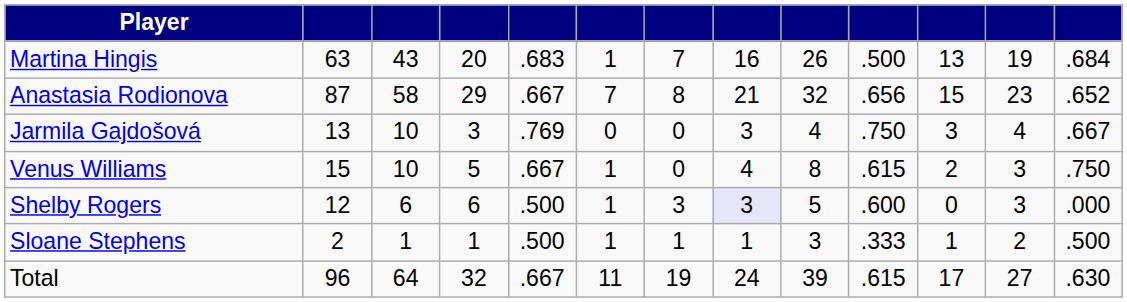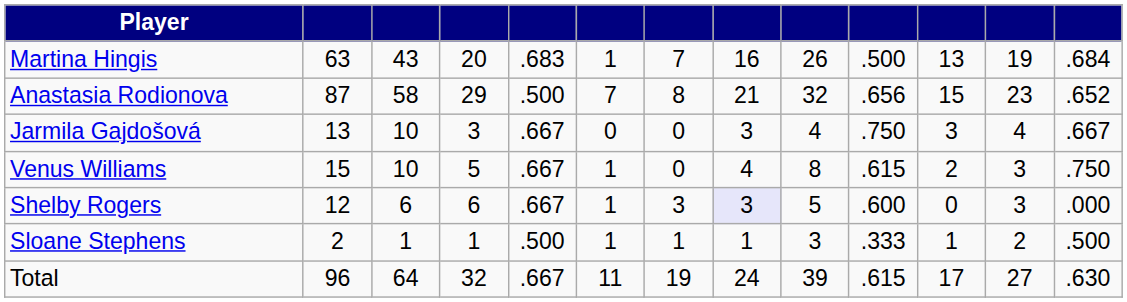(542, 95) .667 -> (542, 95) .500
(542, 132) .769 -> (542, 132) .667
(542, 205) .500 -> (542, 205) .667
